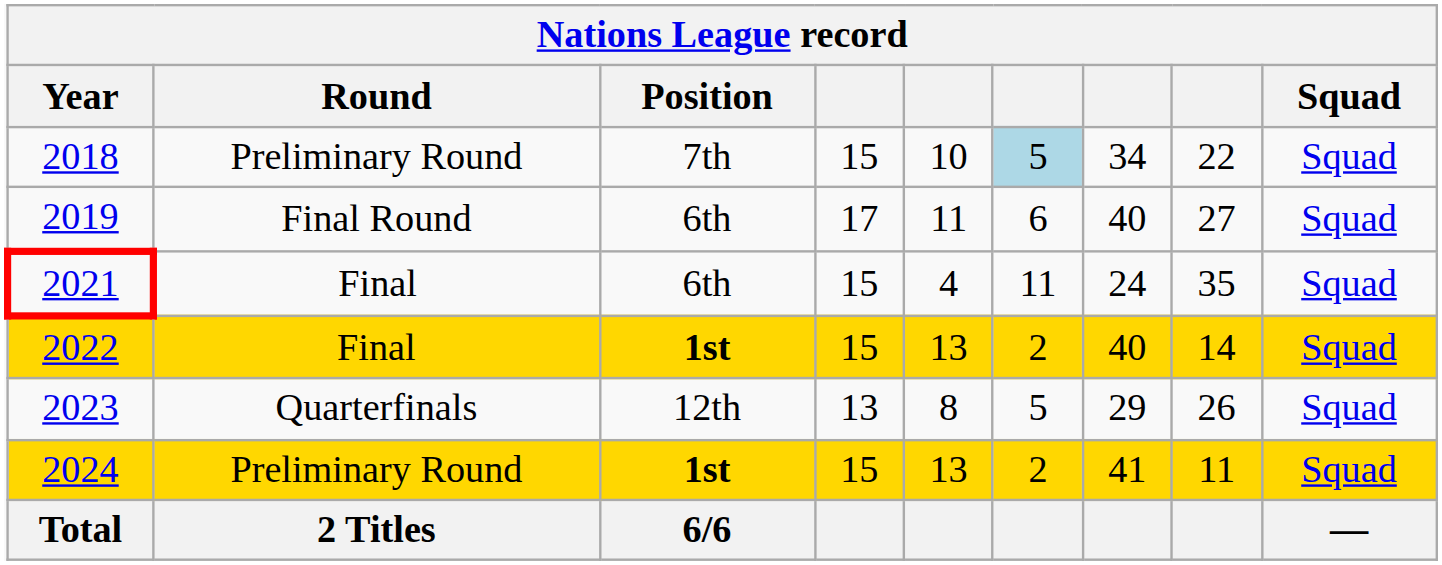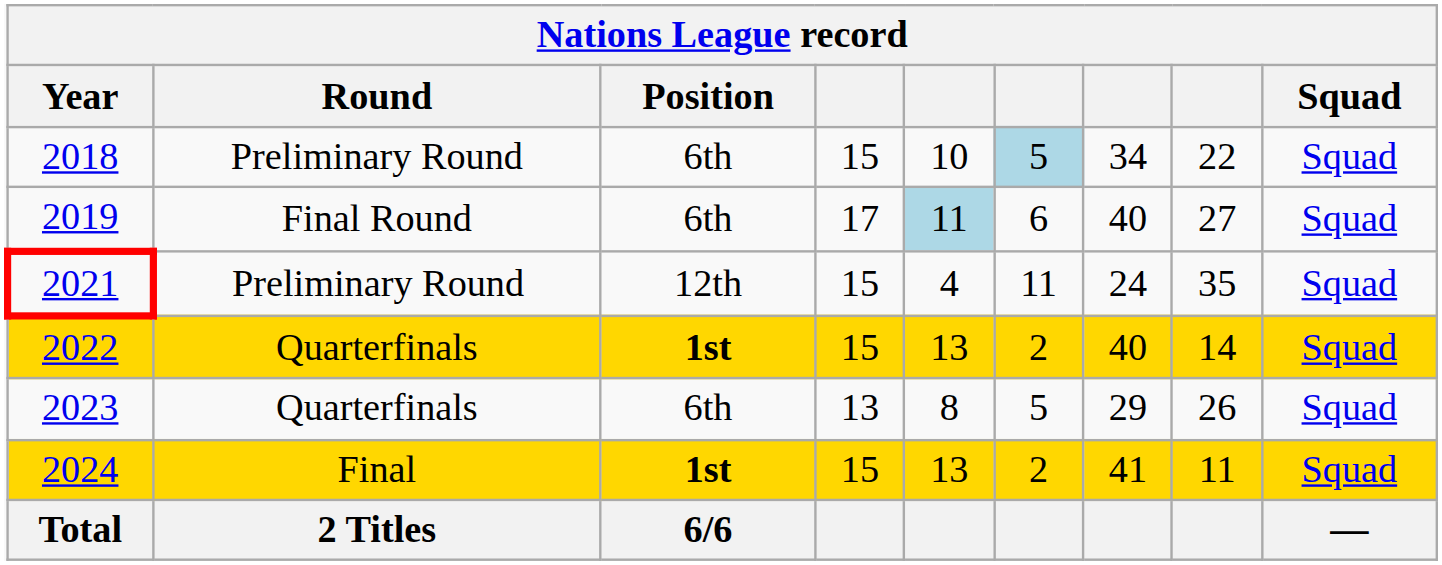(707, 156) 7th -> (708, 156) 6th
(949, 217) no background -> (949, 217) lightblue background
(378, 282) Final -> (378, 282) Preliminary Round
(707, 282) 6th -> (708, 282) 12th
(376, 346) Final -> (377, 346) Quarterfinals
(707, 408) 12th -> (708, 408) 6th
(376, 468) Preliminary Round -> (377, 468) Final
